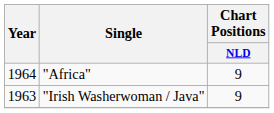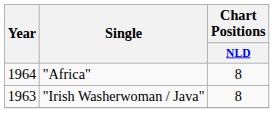(238, 74) 9 -> (238, 74) 8
(238, 96) 9 -> (238, 96) 8
